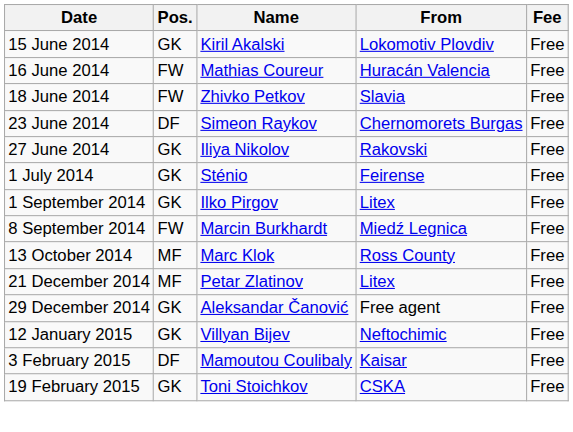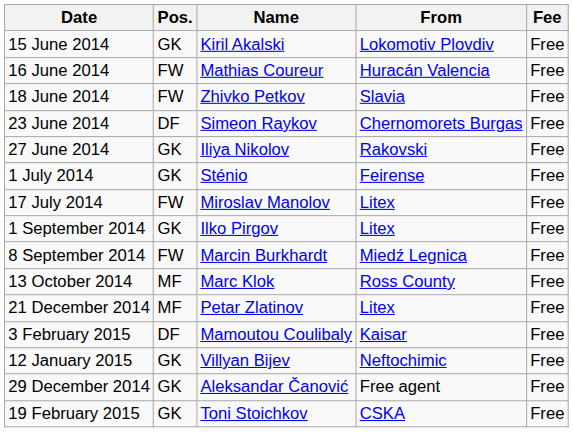+ row: (56, 202)
rows swapped: (79, 307) <-> (69, 360)
